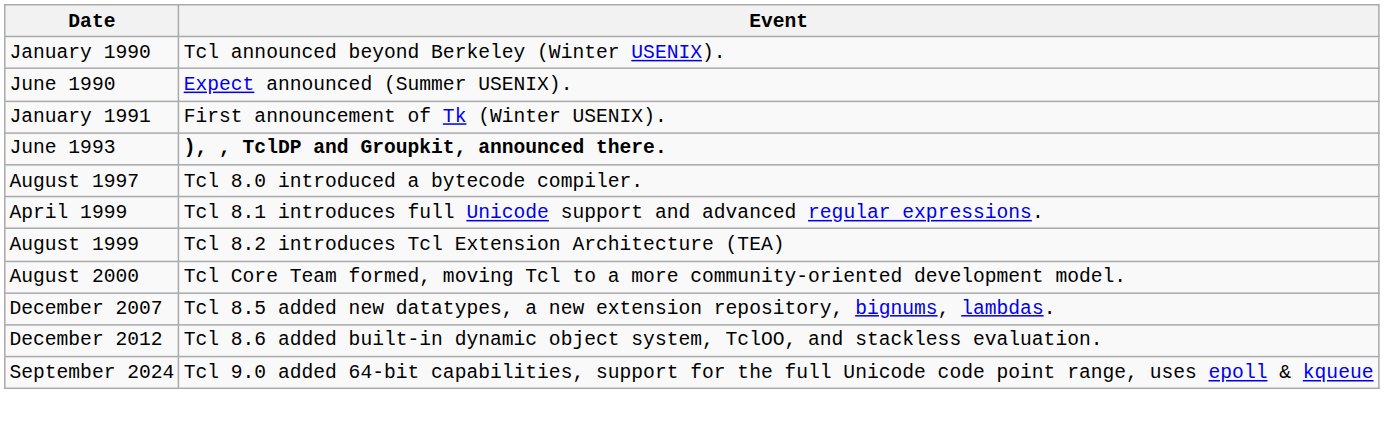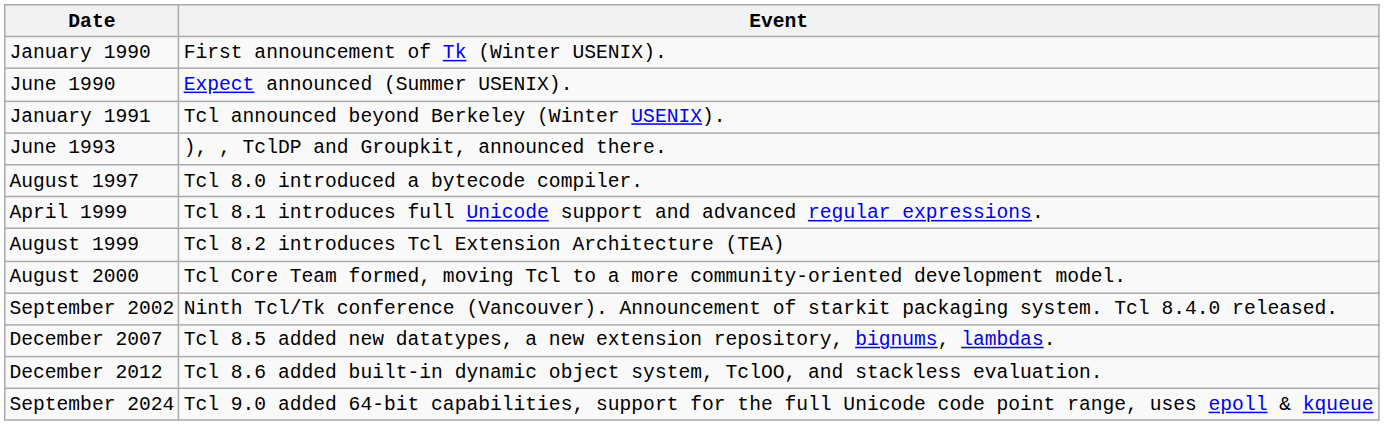(455, 53) Tcl announced beyond Berkeley (Winter USENIX). -> (425, 53) First announcement of Tk (Winter USENIX).
(425, 117) First announcement of Tk (Winter USENIX). -> (455, 117) Tcl announced beyond Berkeley (Winter USENIX).
(425, 149) bold -> (425, 149) normal
+ row: (92, 309)
